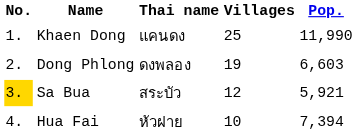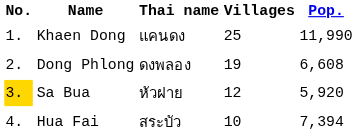(322, 65) 6,603 -> (322, 65) 6,608
(160, 94) สระบัว -> (161, 94) หัวฝาย
(322, 93) 5,921 -> (322, 93) 5,920
(161, 123) หัวฝาย -> (160, 123) สระบัว
